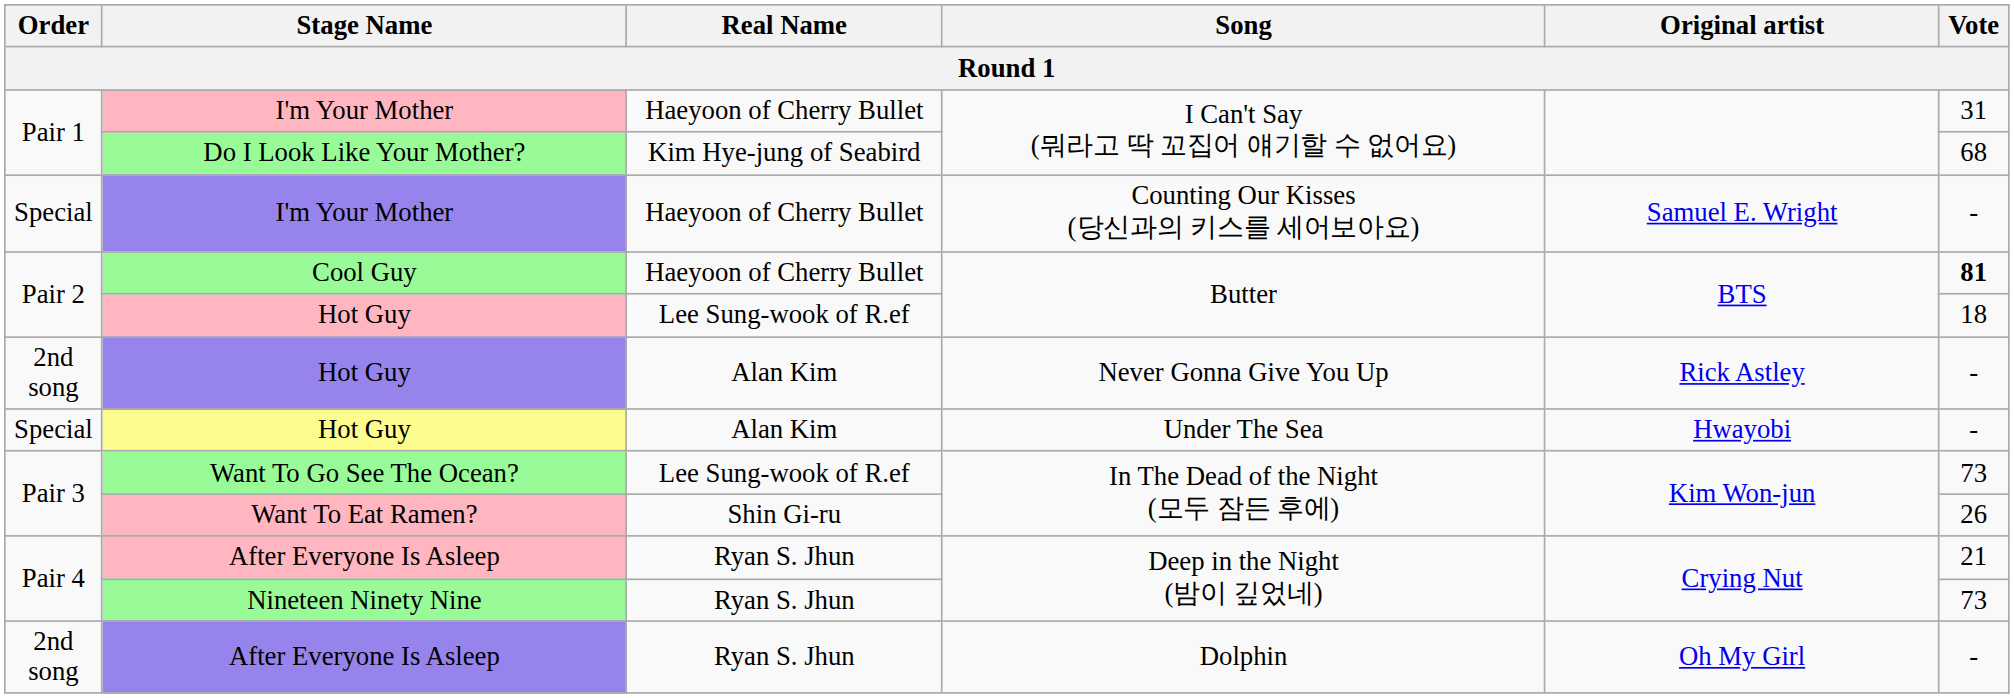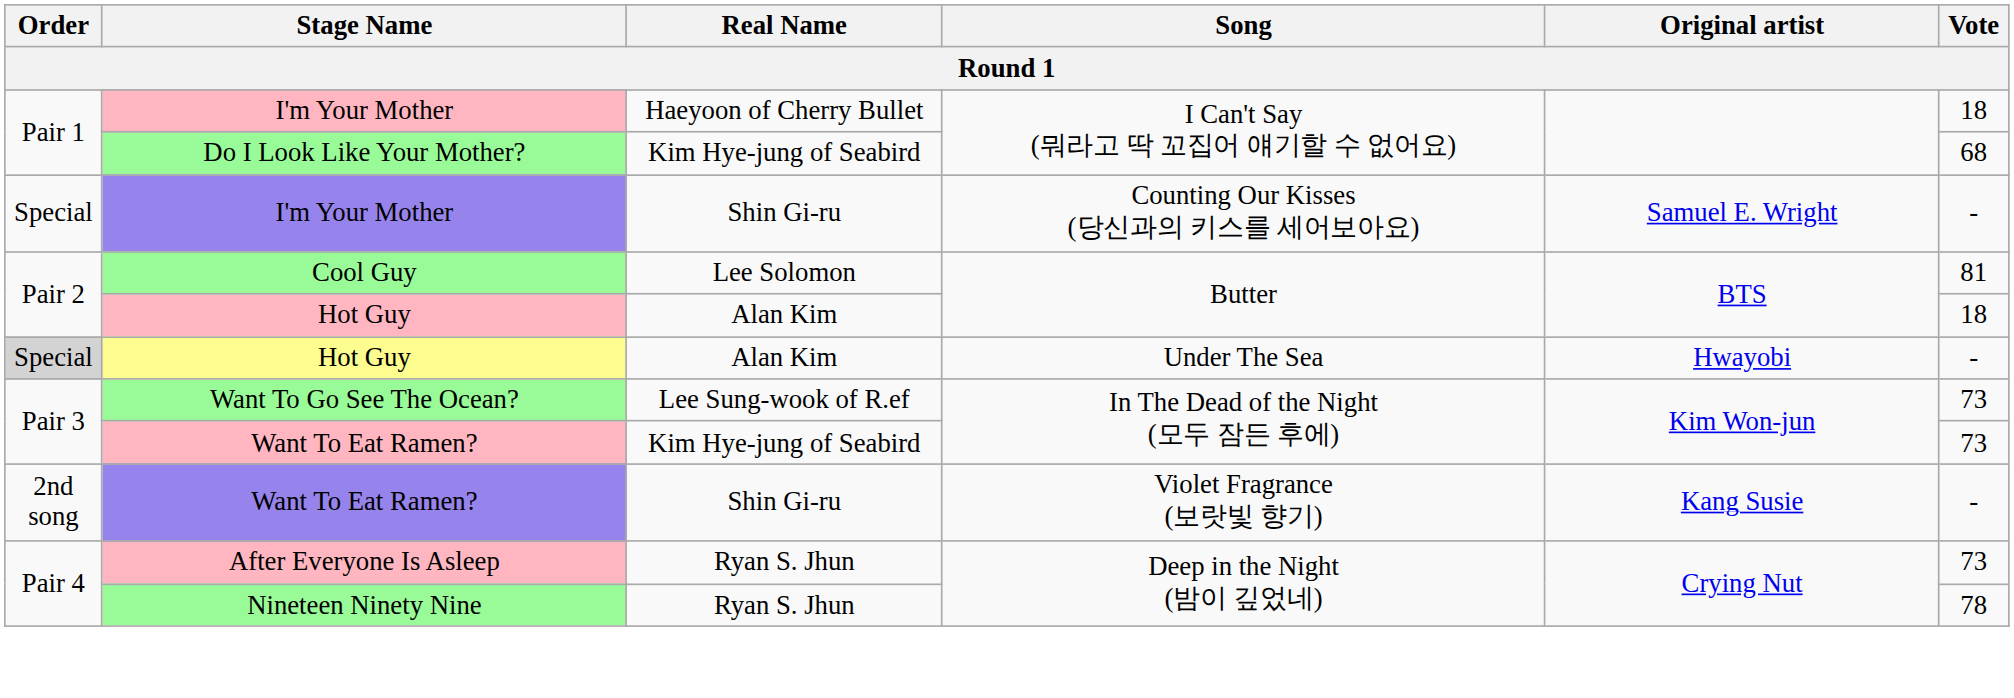(1974, 110) 31 -> (1974, 110) 18
(784, 212) Haeyoon of Cherry Bullet -> (784, 212) Shin Gi-ru
(784, 272) Haeyoon of Cherry Bullet -> (784, 272) Lee Solomon
(1974, 272) bold -> (1974, 272) normal
(784, 315) Lee Sung-wook of R.ef -> (784, 315) Alan Kim
- row: (364, 372)
(53, 429) no background -> (53, 357) lightgrey background
(784, 514) Shin Gi-ru -> (784, 442) Kim Hye-jung of Seabird
(1974, 514) 26 -> (1974, 442) 73
+ row: (364, 502)
(1974, 556) 21 -> (1974, 561) 73
(1974, 599) 73 -> (1974, 604) 78
- row: (364, 656)
